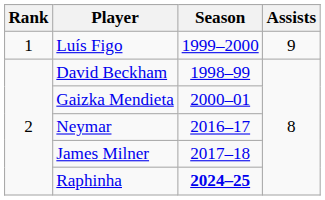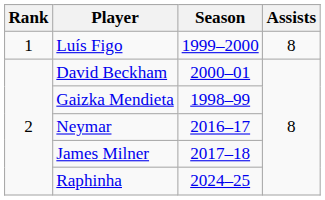(291, 45) 9 -> (291, 45) 8
(220, 72) 1998–99 -> (220, 72) 2000–01
(220, 99) 2000–01 -> (220, 99) 1998–99
(220, 180) bold -> (220, 180) normal
